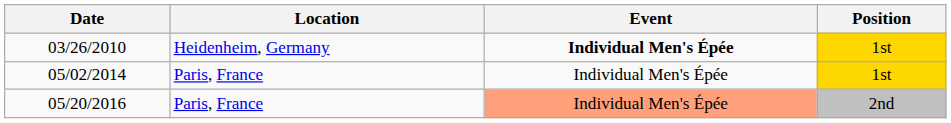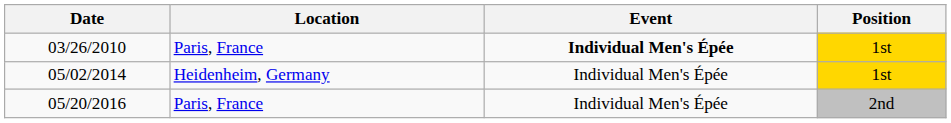(252, 47) Heidenheim, Germany -> (218, 47) Paris, France
(218, 75) Paris, France -> (252, 75) Heidenheim, Germany
(651, 103) lightsalmon background -> (651, 103) no background
